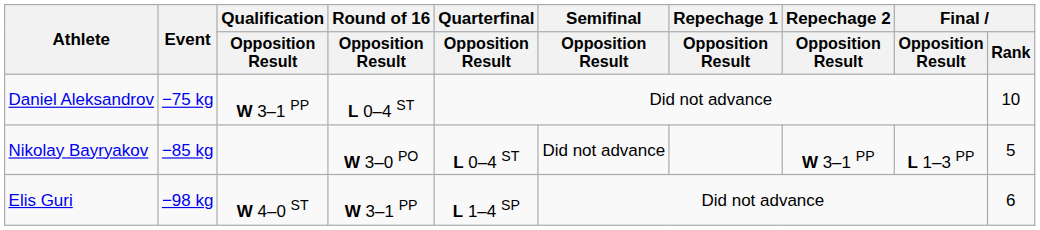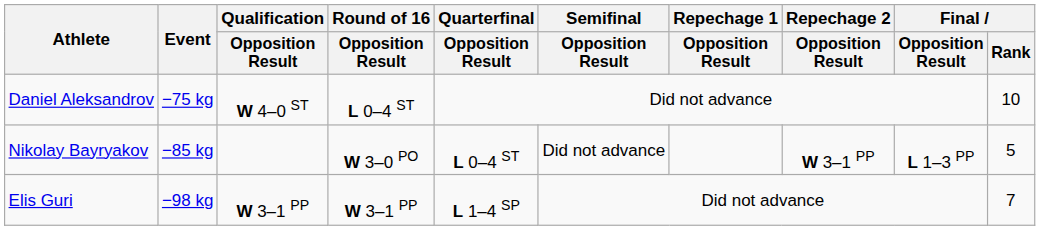(273, 109) W 3–1 PP -> (273, 109) W 4–0 ST
(273, 210) W 4–0 ST -> (273, 210) W 3–1 PP
(1011, 200) 6 -> (1011, 200) 7
